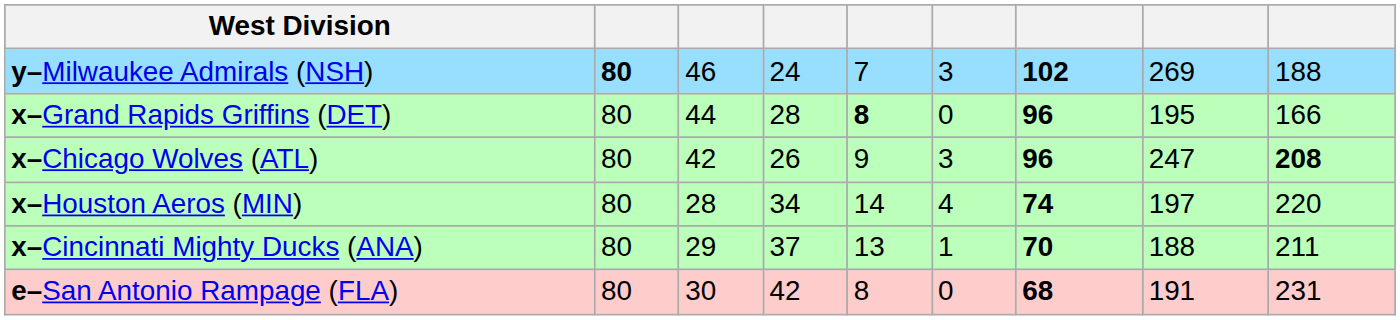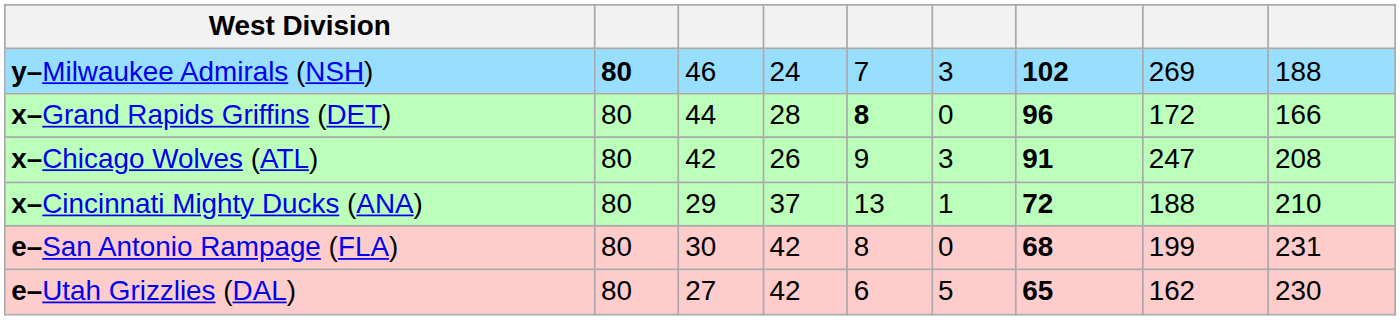(1172, 114) 195 -> (1172, 114) 172
(1038, 159) 96 -> (1038, 159) 91
(1298, 159) bold -> (1298, 159) normal
- row: (157, 203)
(1038, 247) 70 -> (1038, 203) 72
(1297, 247) 211 -> (1298, 203) 210
(1172, 291) 191 -> (1172, 247) 199
+ row: (154, 291)
